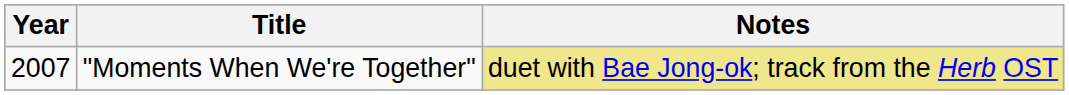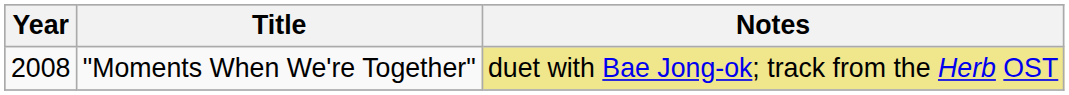(41, 68) 2007 -> (41, 68) 2008
